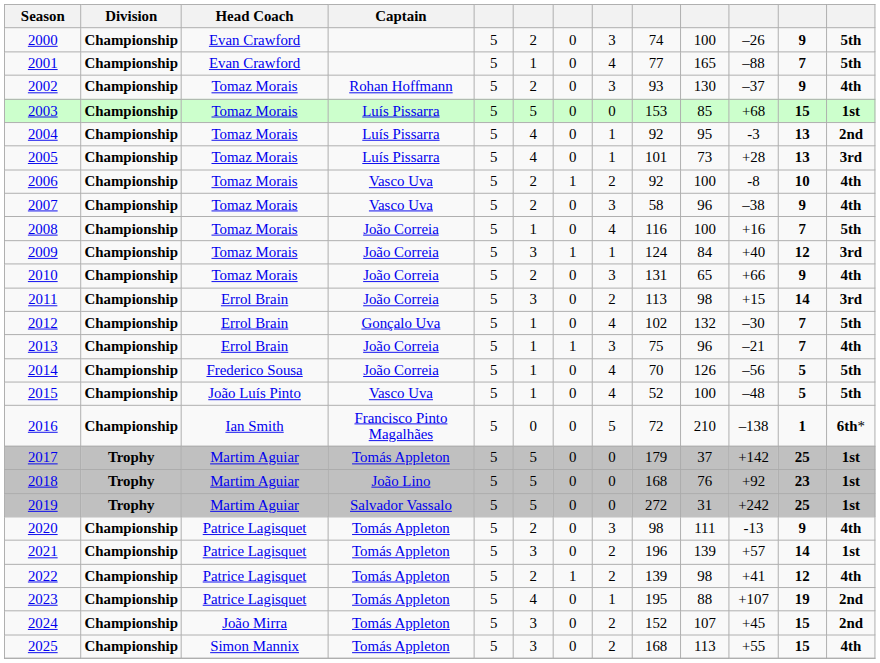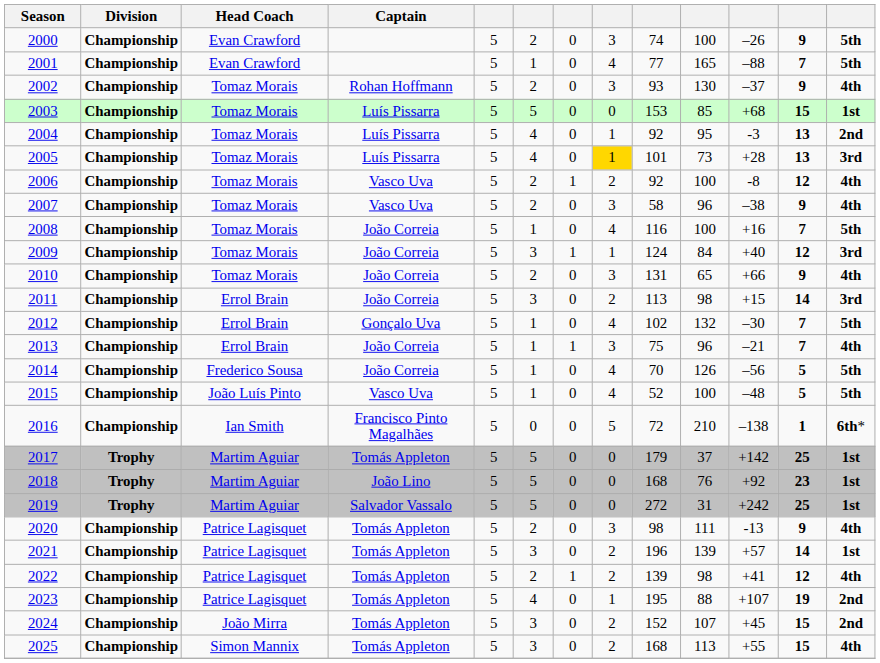(612, 157) no background -> (612, 157) gold background
(802, 181) 10 -> (802, 181) 12
